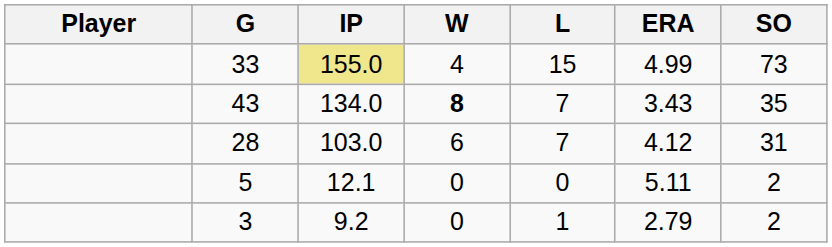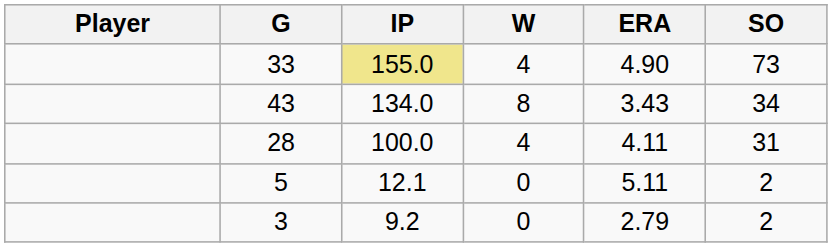- column: (563, 24)
(668, 63) 4.99 -> (645, 63) 4.90
(457, 103) bold -> (524, 103) normal
(774, 103) 35 -> (766, 103) 34
(351, 143) 103.0 -> (402, 143) 100.0
(457, 143) 6 -> (524, 143) 4
(668, 143) 4.12 -> (645, 143) 4.11
